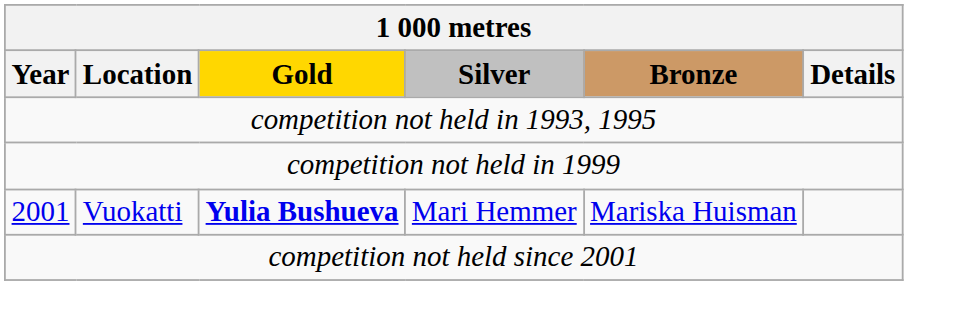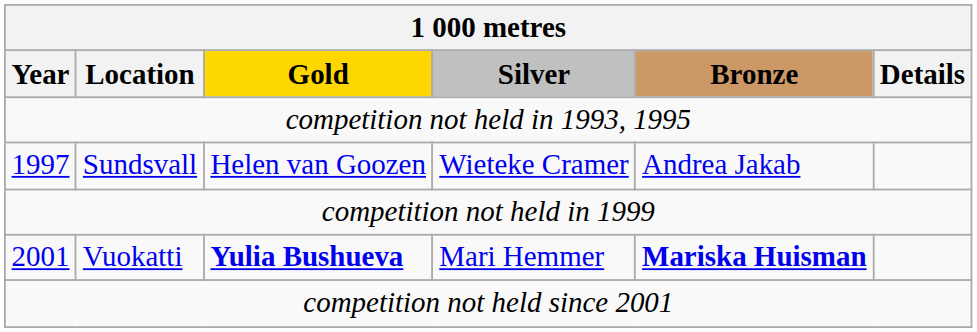+ row: (41, 165)
(693, 211) normal -> (754, 257) bold
